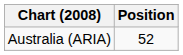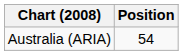(146, 38) 52 -> (146, 38) 54
